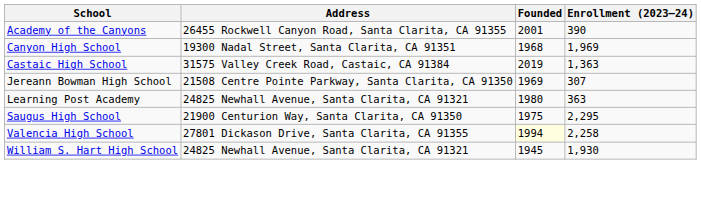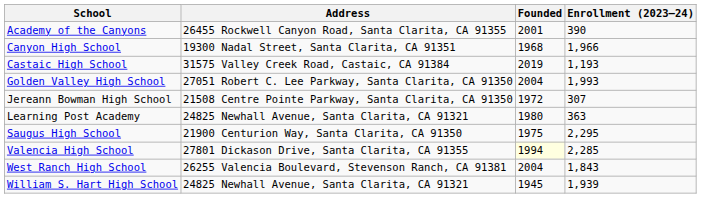(583, 47) 1,969 -> (583, 47) 1,966
(583, 64) 1,363 -> (583, 64) 1,193
+ row: (86, 82)
(530, 82) 1969 -> (530, 99) 1972
(583, 133) 2,258 -> (583, 150) 2,285
+ row: (77, 167)
(583, 150) 1,930 -> (583, 185) 1,939
